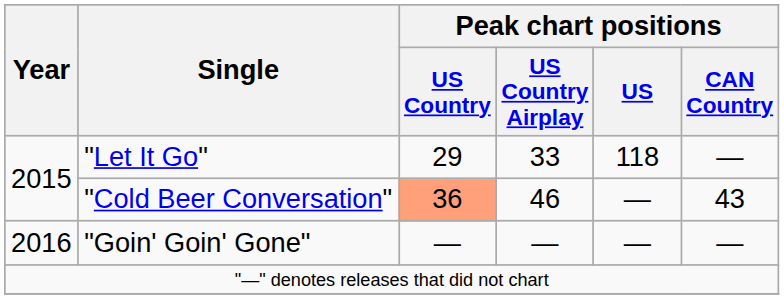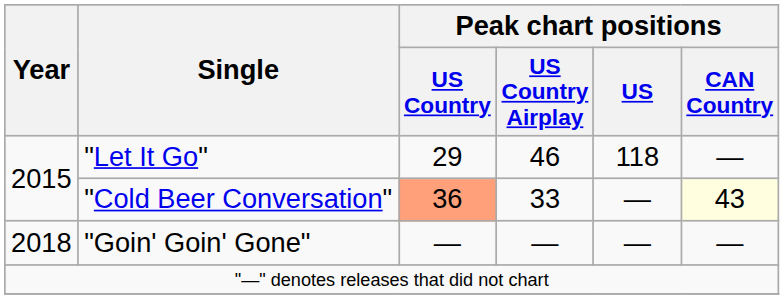(545, 156) 33 -> (545, 156) 46
(545, 199) 46 -> (545, 199) 33
(730, 199) no background -> (730, 199) lightyellow background
(41, 242) 2016 -> (41, 242) 2018
